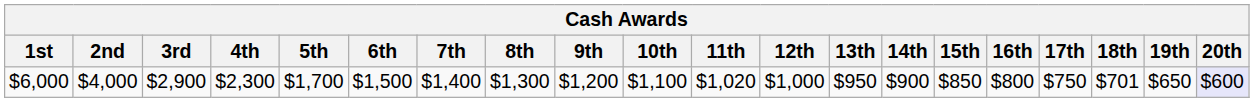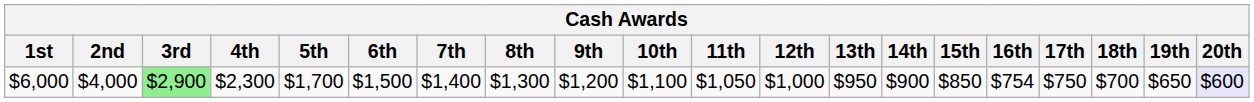(176, 81) no background -> (176, 81) lightgreen background
(726, 81) $1,020 -> (726, 81) $1,050
(1013, 81) $800 -> (1013, 81) $754
(1117, 81) $701 -> (1117, 81) $700
